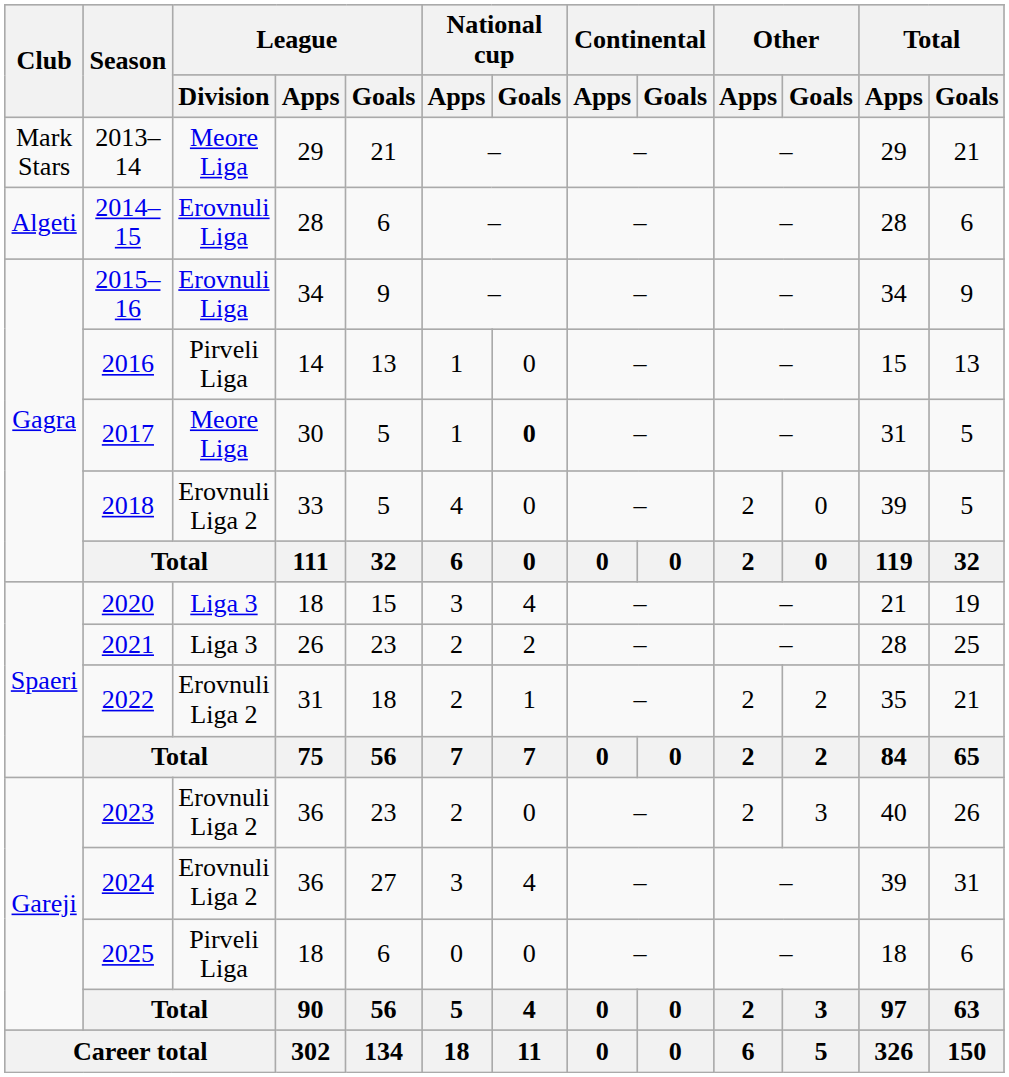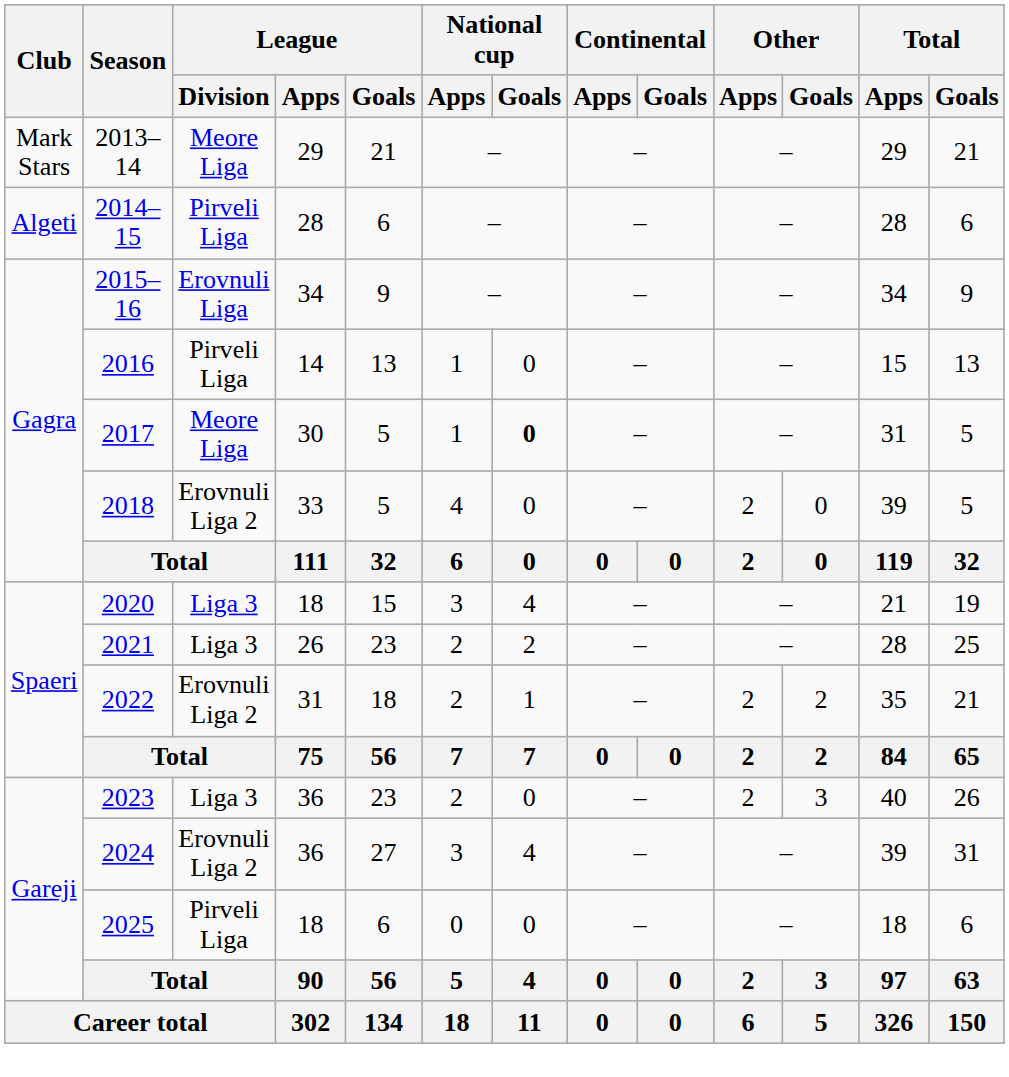(224, 222) Erovnuli Liga -> (224, 222) Pirveli Liga
(224, 812) Erovnuli Liga 2 -> (224, 797) Liga 3
